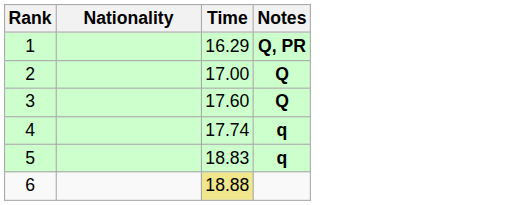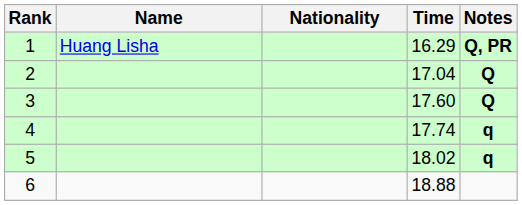+ column: (159, 18)
(227, 74) 17.00 -> (434, 74) 17.04
(227, 158) 18.83 -> (434, 158) 18.02
(227, 185) khaki background -> (434, 185) no background
